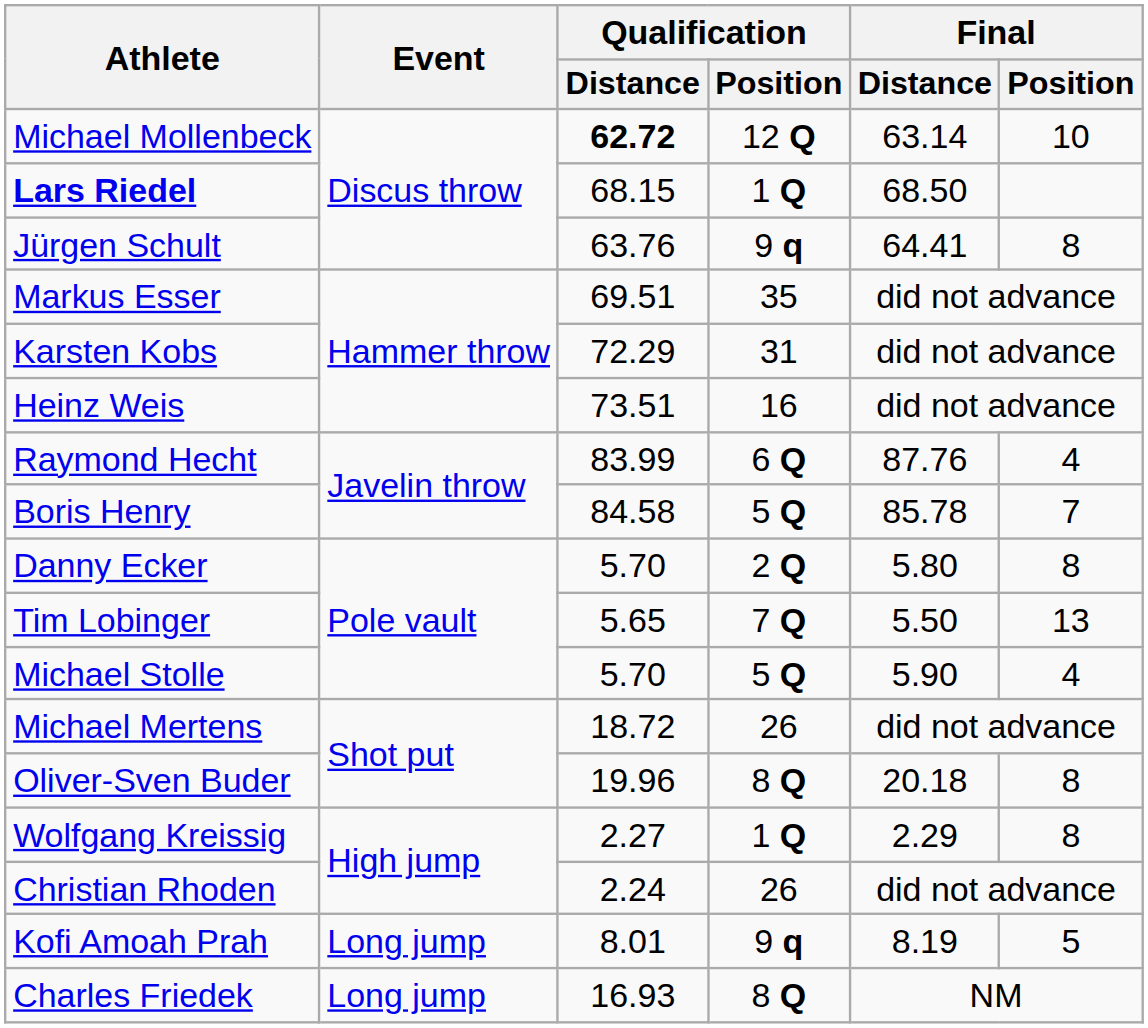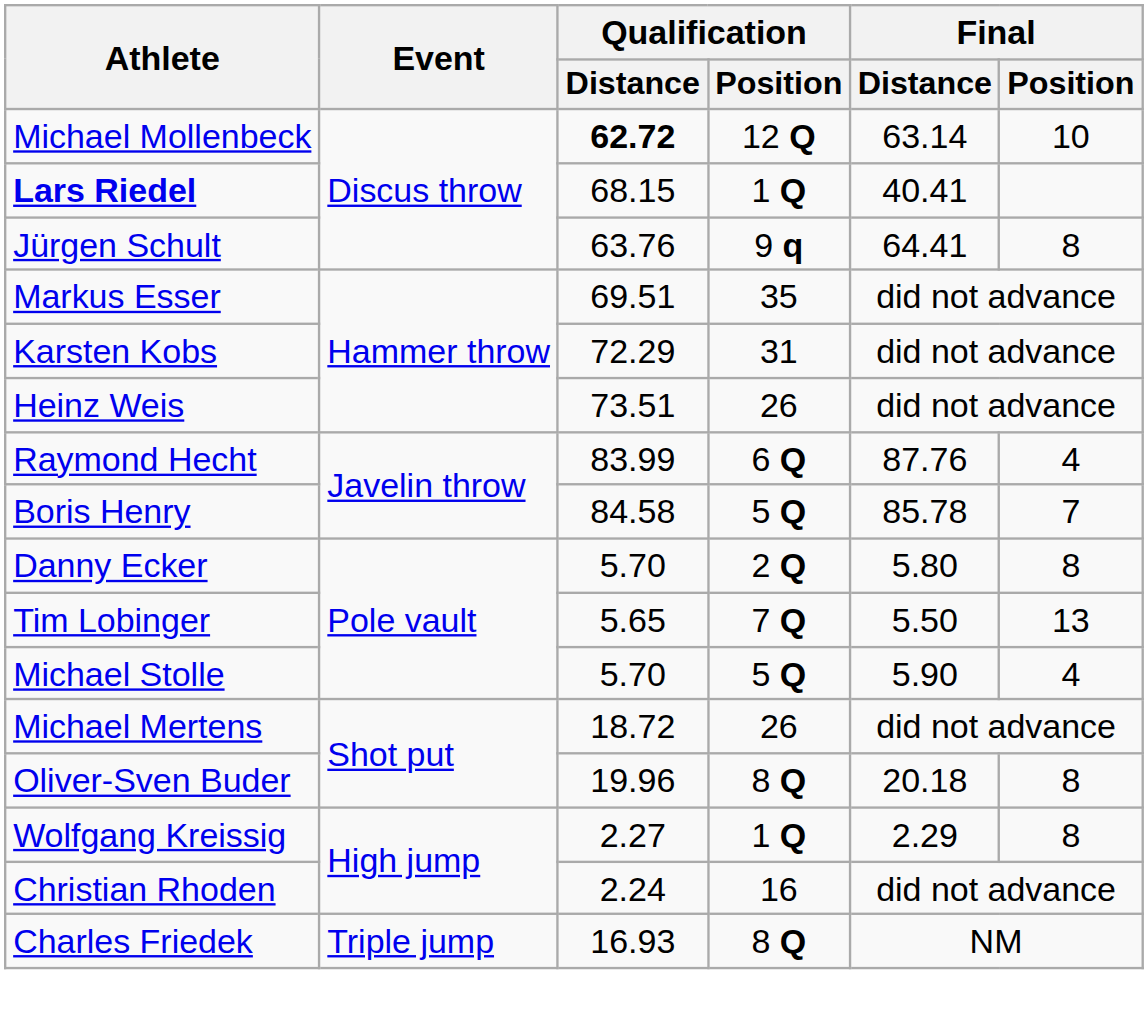(925, 190) 68.50 -> (925, 190) 40.41
(779, 405) 16 -> (779, 405) 26
(779, 888) 26 -> (779, 888) 16
- row: (141, 942)
(407, 996) Long jump -> (411, 942) Triple jump
